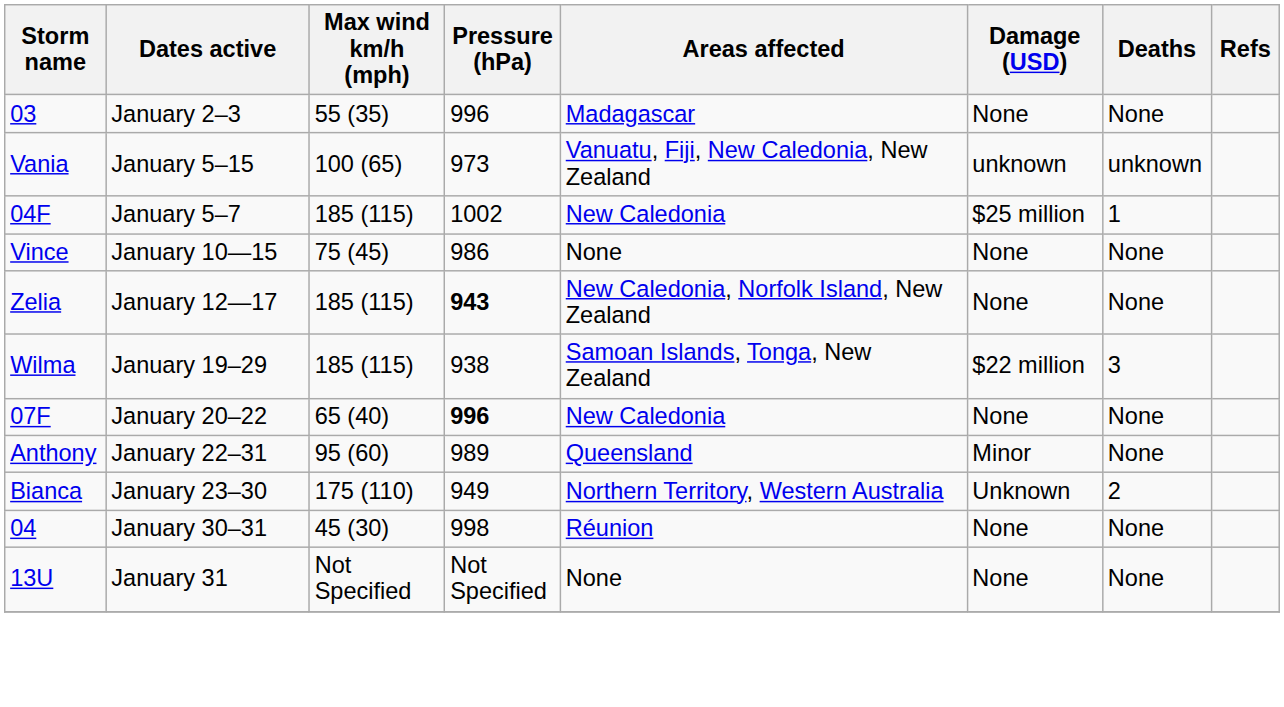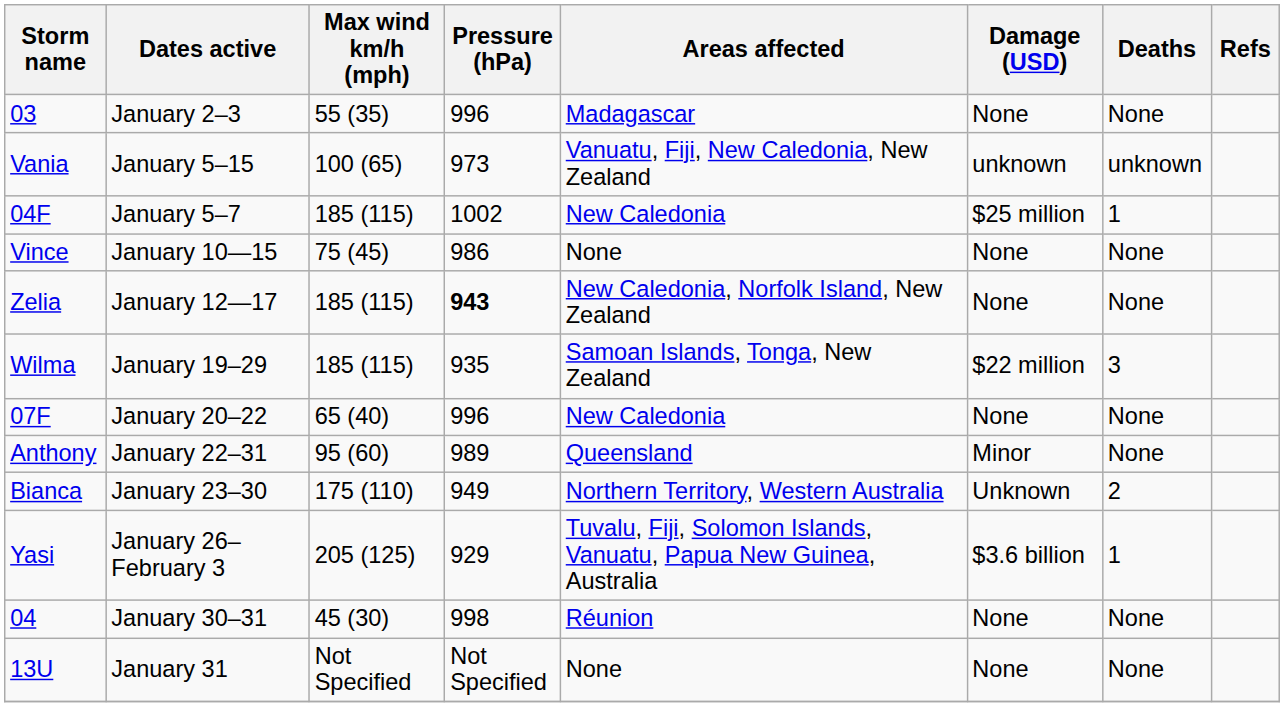(470, 366) 938 -> (470, 366) 935
(470, 416) bold -> (470, 416) normal
+ row: (32, 554)
